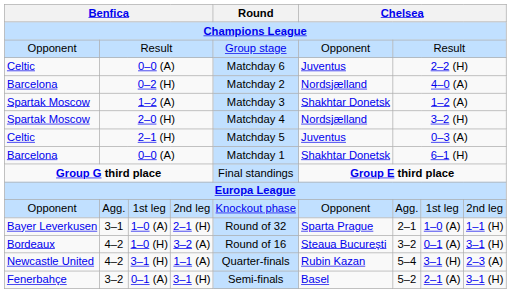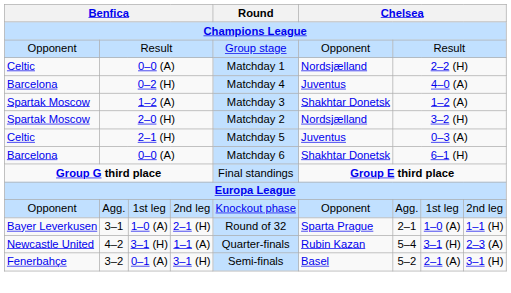(256, 66) Matchday 6 -> (256, 66) Matchday 1
(324, 66) Juventus -> (334, 66) Nordsjælland
(256, 84) Matchday 2 -> (256, 84) Matchday 4
(334, 84) Nordsjælland -> (324, 84) Juventus
(256, 119) Matchday 4 -> (256, 119) Matchday 2
(256, 155) Matchday 1 -> (256, 155) Matchday 6
- row: (31, 244)
